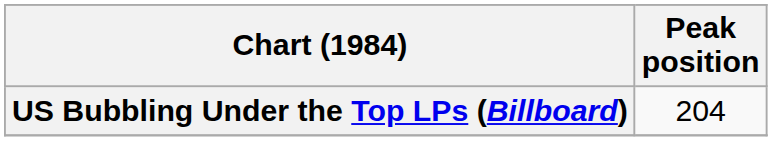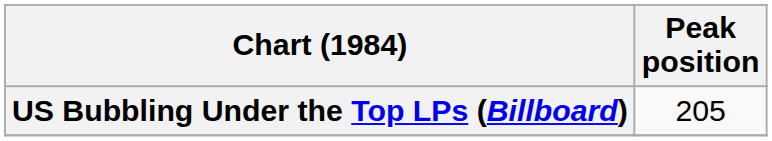(701, 110) 204 -> (701, 110) 205
